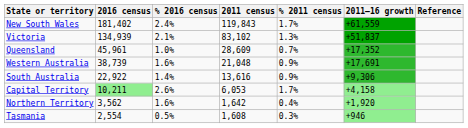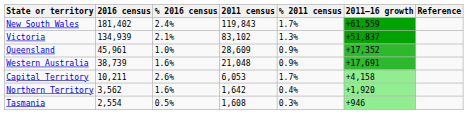(288, 50) 0.7% -> (288, 50) 0.9%
- row: (43, 77)
(112, 90) lightgreen background -> (112, 77) no background
